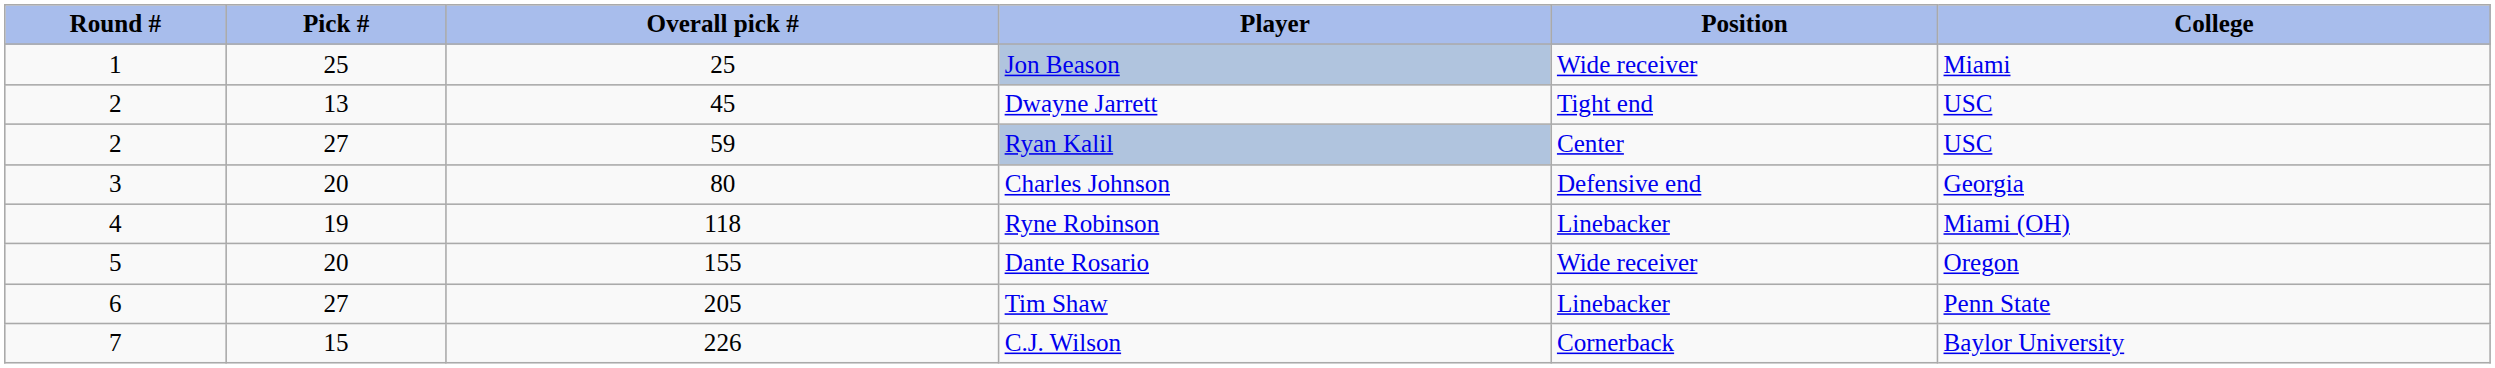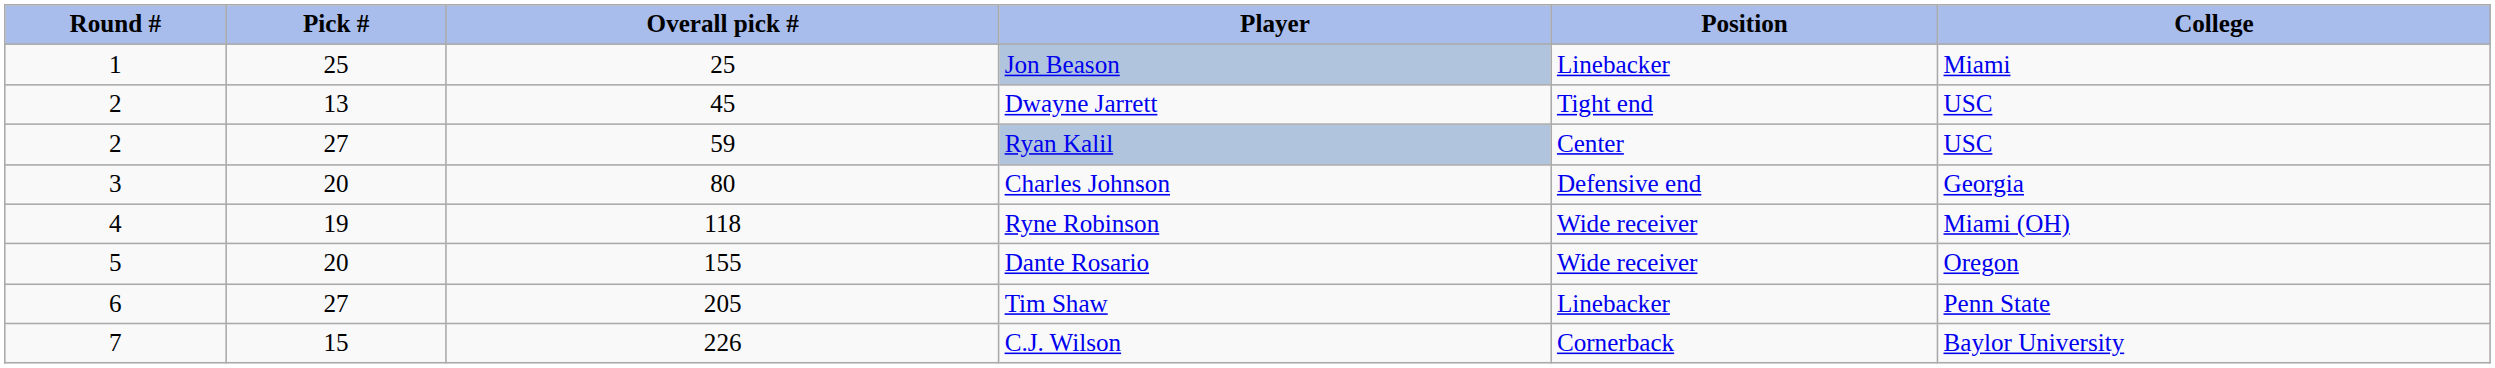(1627, 64) Wide receiver -> (1613, 64) Linebacker
(1613, 223) Linebacker -> (1627, 223) Wide receiver
